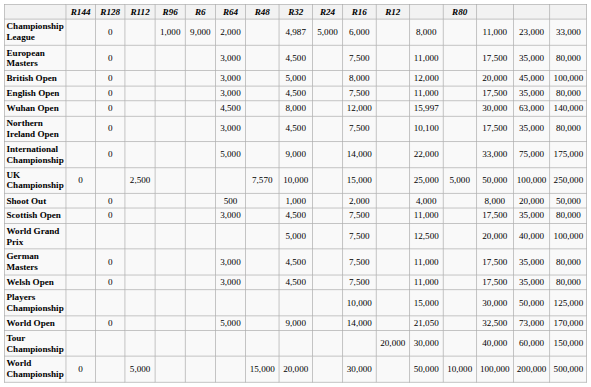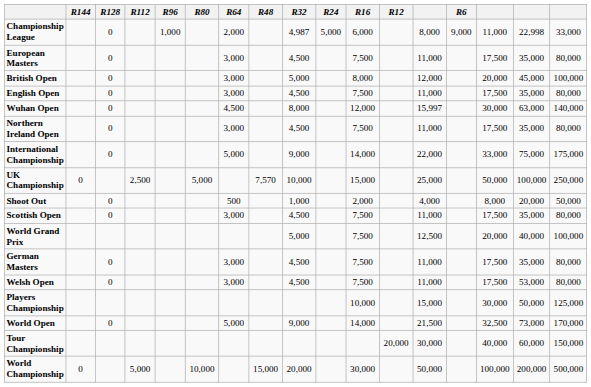columns swapped: (460, 11) <-> (200, 11)
(532, 32) 23,000 -> (532, 32) 22,998
(426, 128) 10,100 -> (430, 128) 11,000
(532, 282) 35,000 -> (532, 282) 53,000
(426, 322) 21,050 -> (430, 322) 21,500
